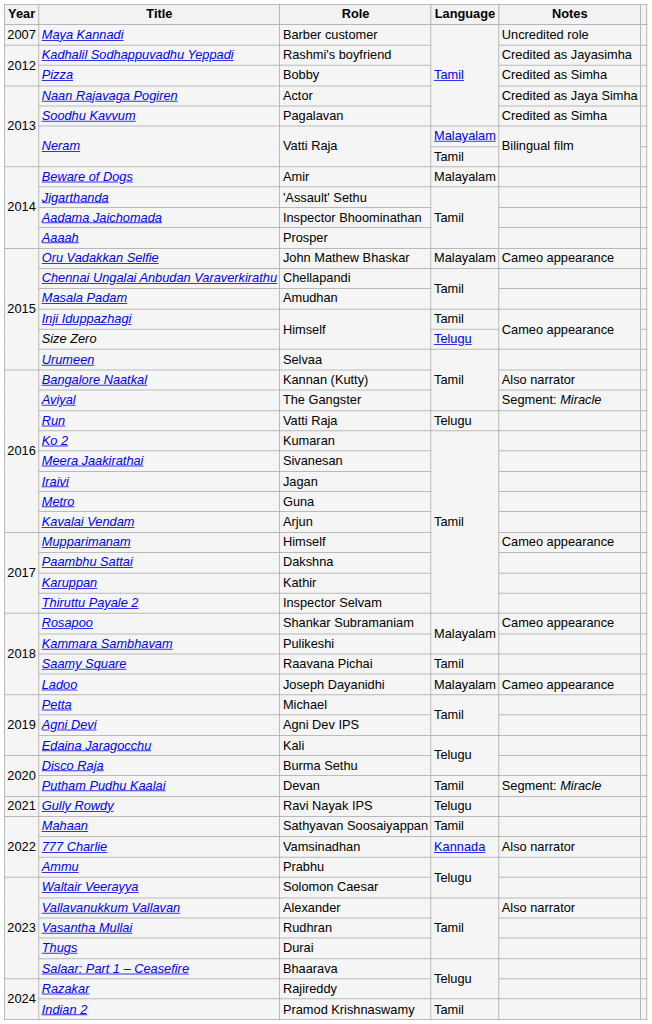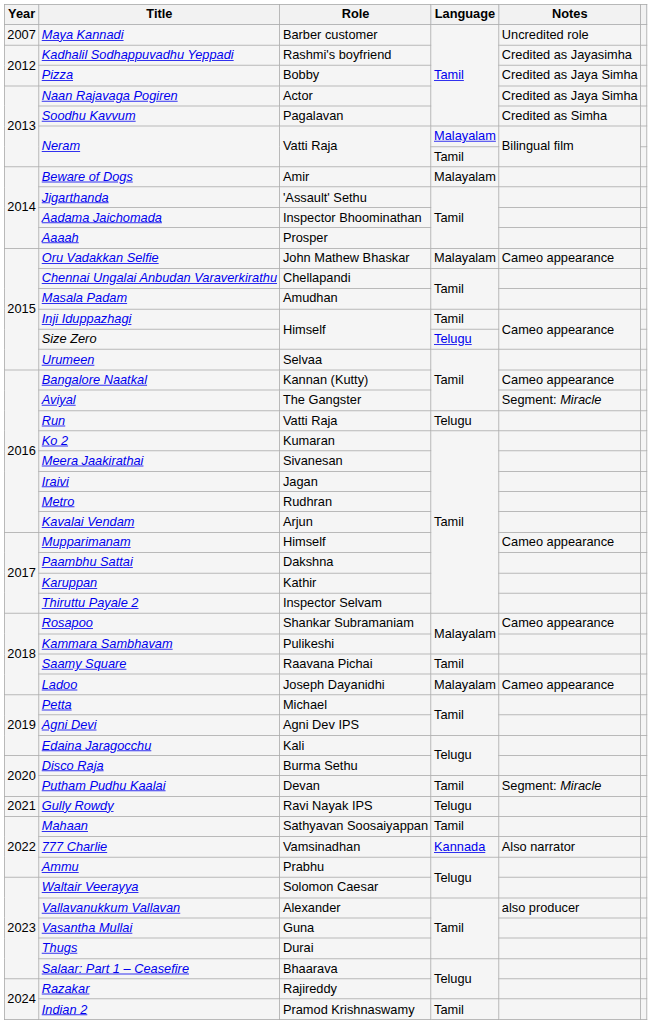(554, 75) Credited as Simha -> (570, 75) Credited as Jaya Simha
(538, 380) Also narrator -> (558, 380) Cameo appearance
(299, 501) Guna -> (307, 501) Rudhran
(538, 907) Also narrator -> (541, 907) also producer
(307, 928) Rudhran -> (299, 928) Guna
